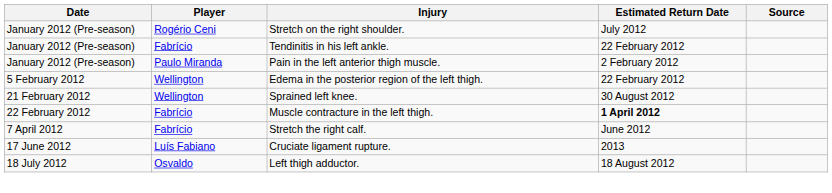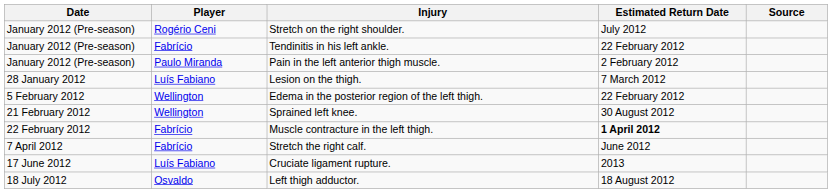+ row: (315, 79)
